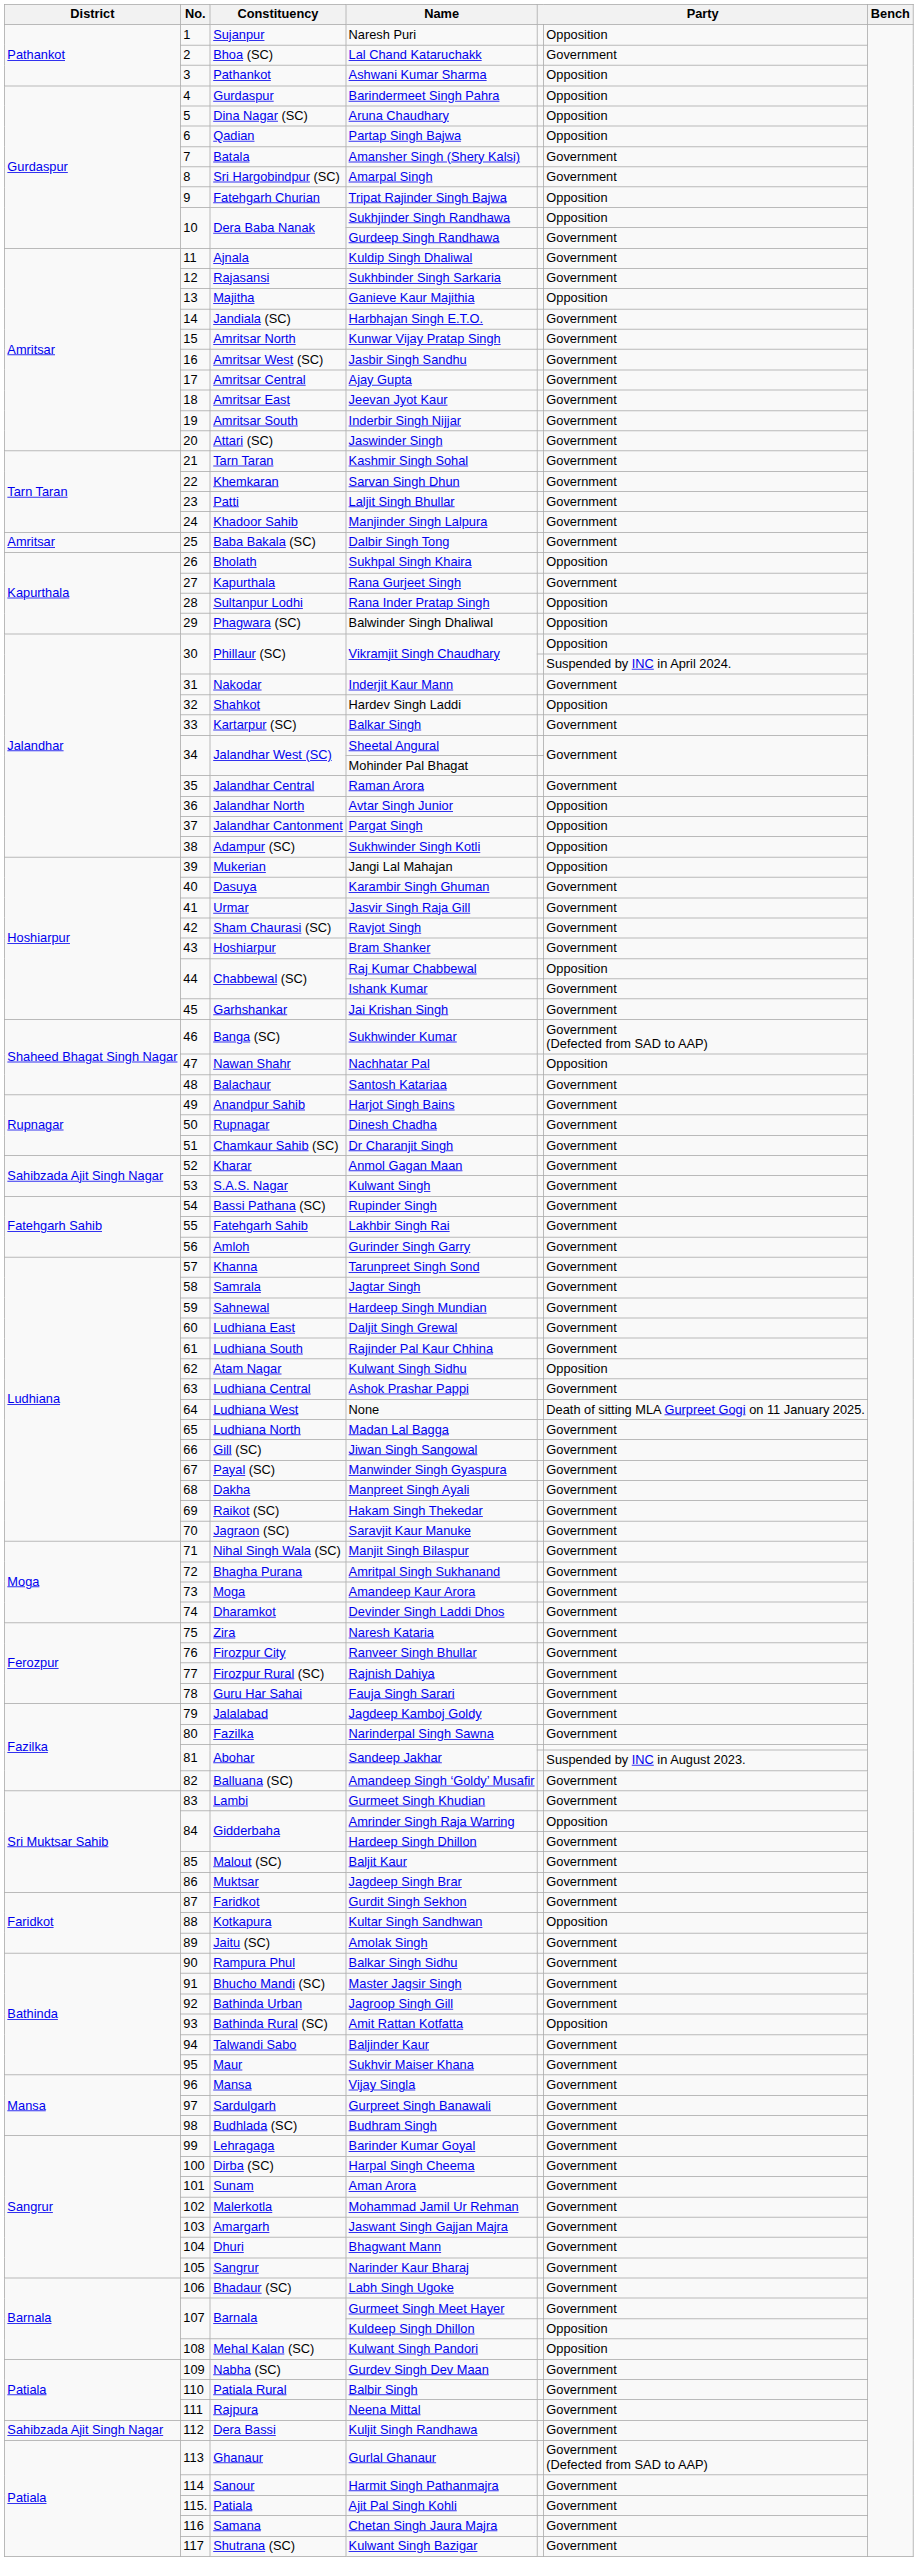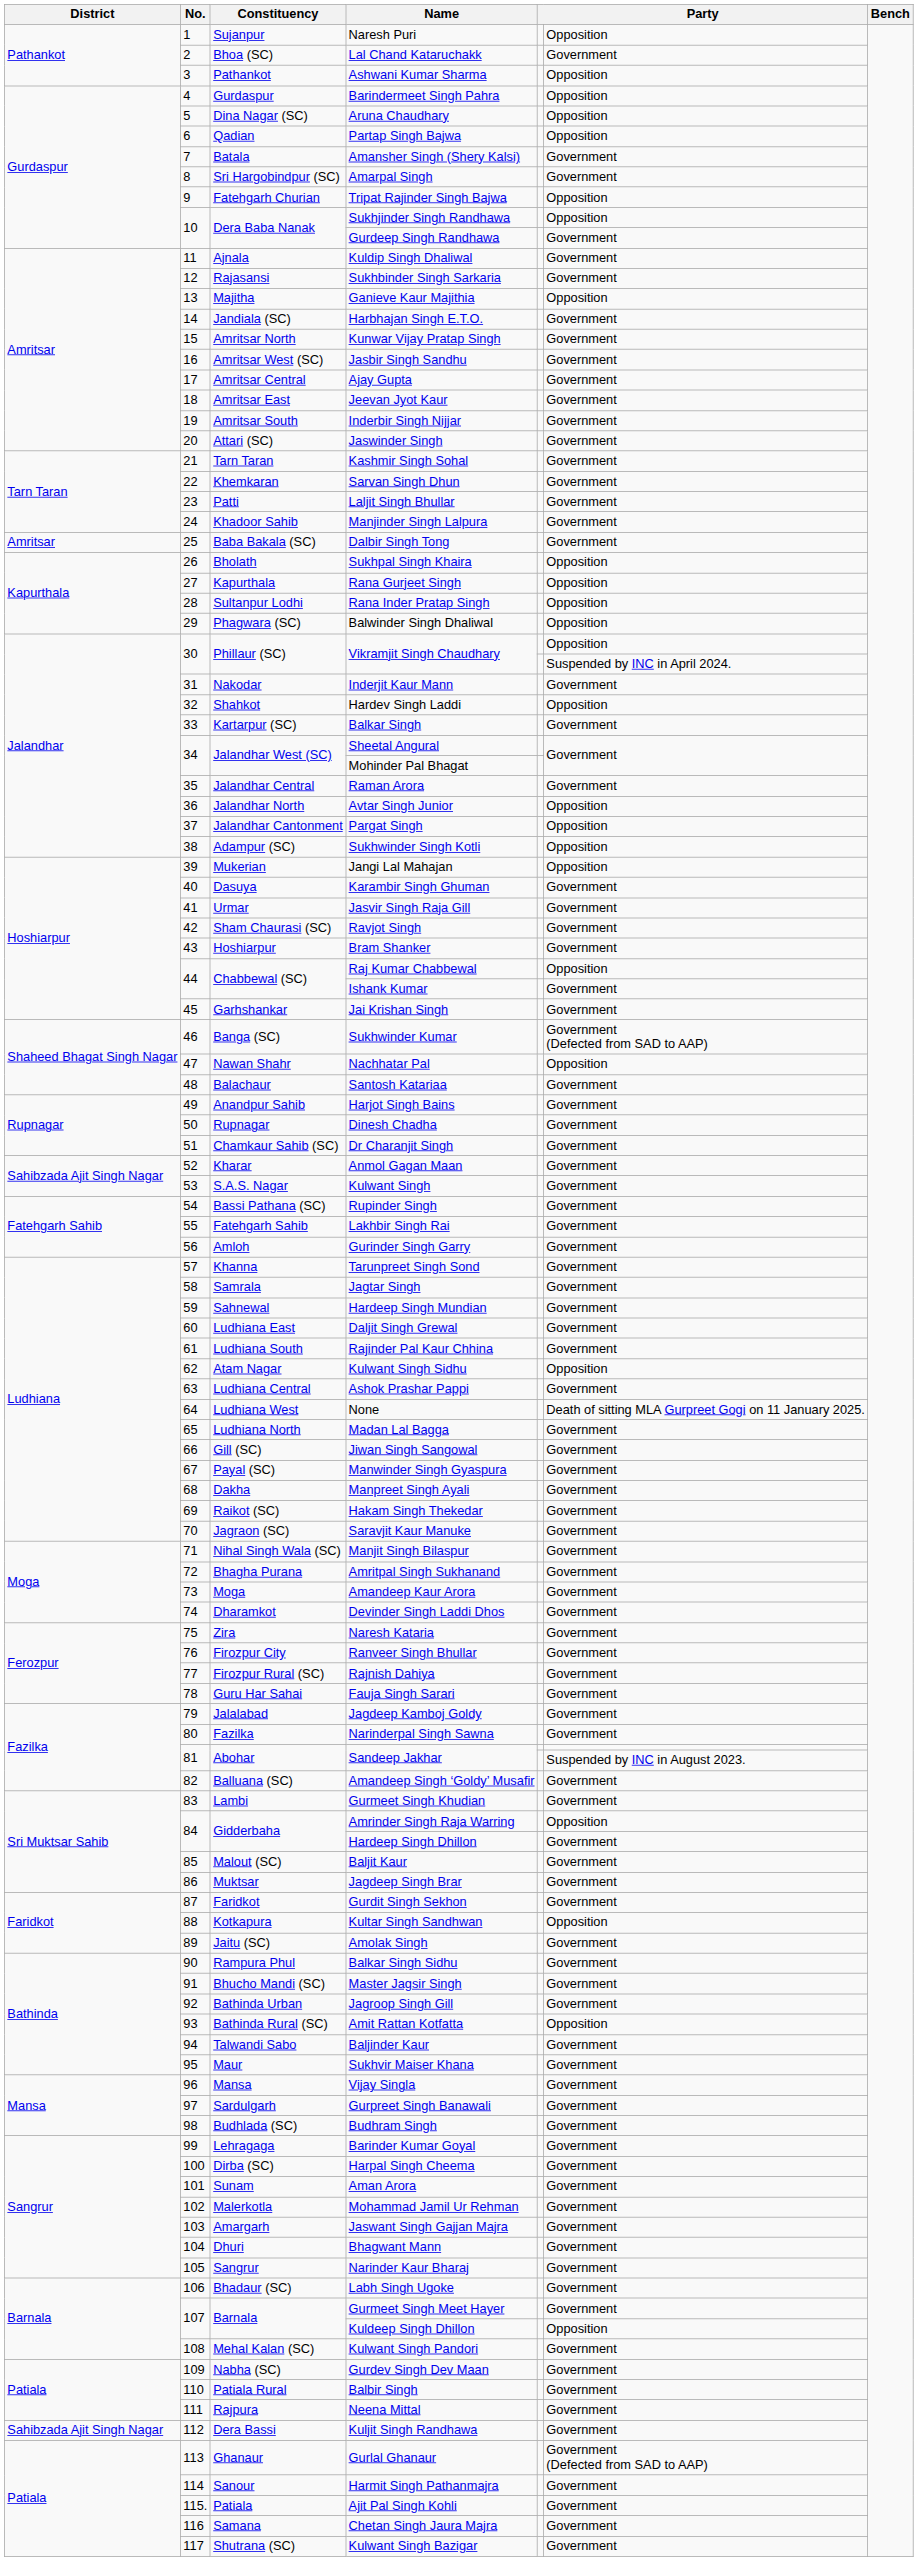(582, 583) Government -> (577, 583) Opposition
(577, 2349) Opposition -> (582, 2349) Government
